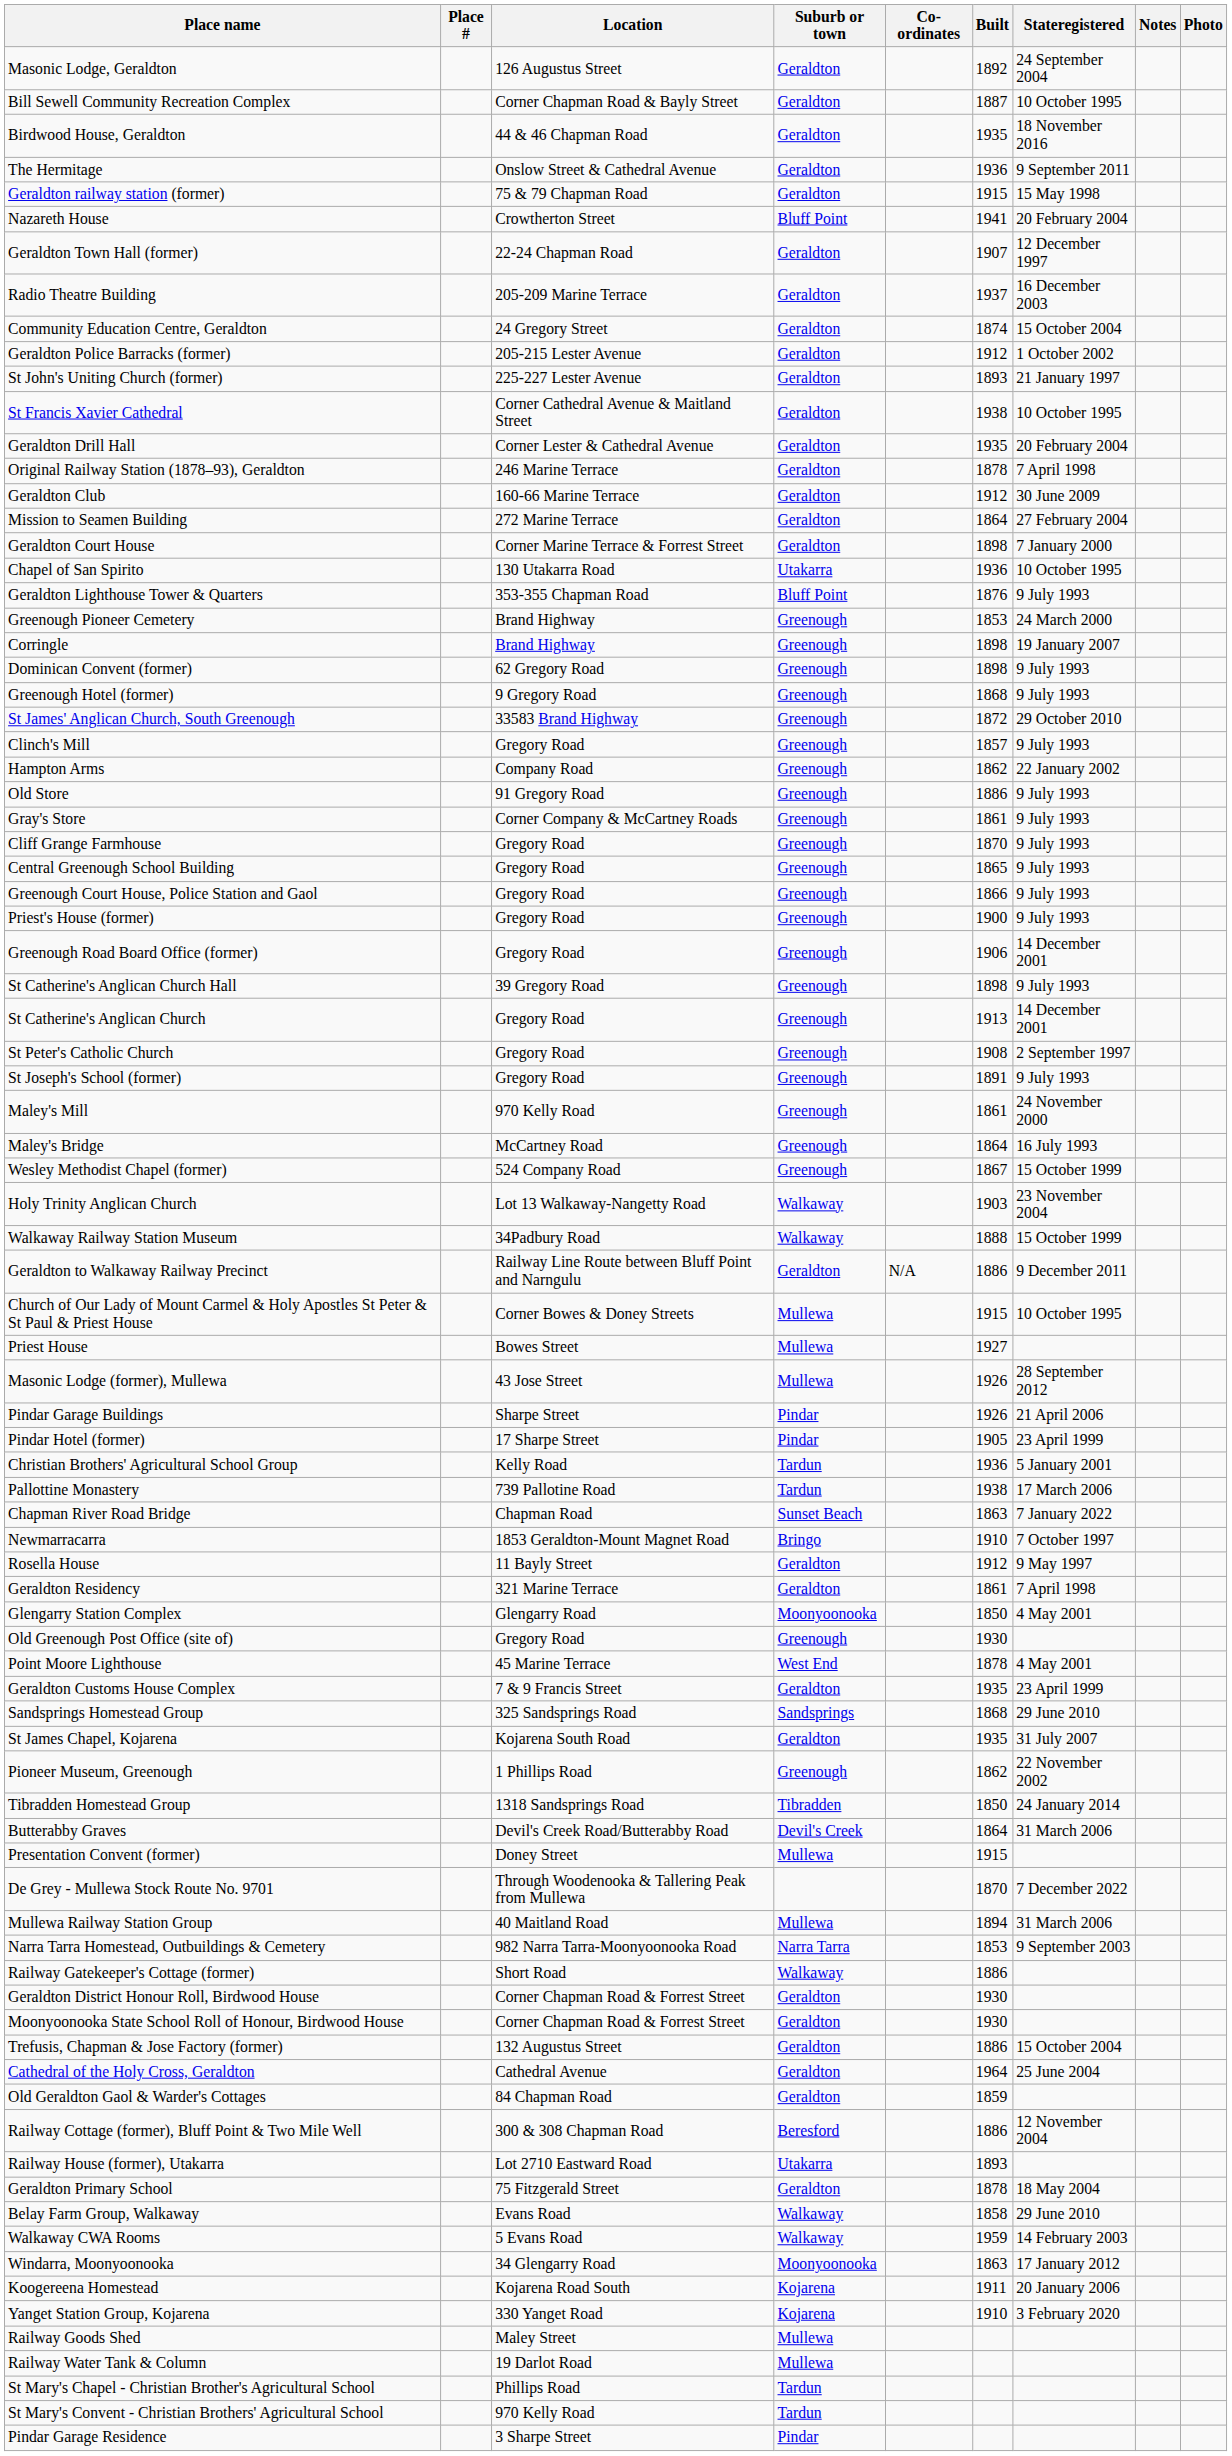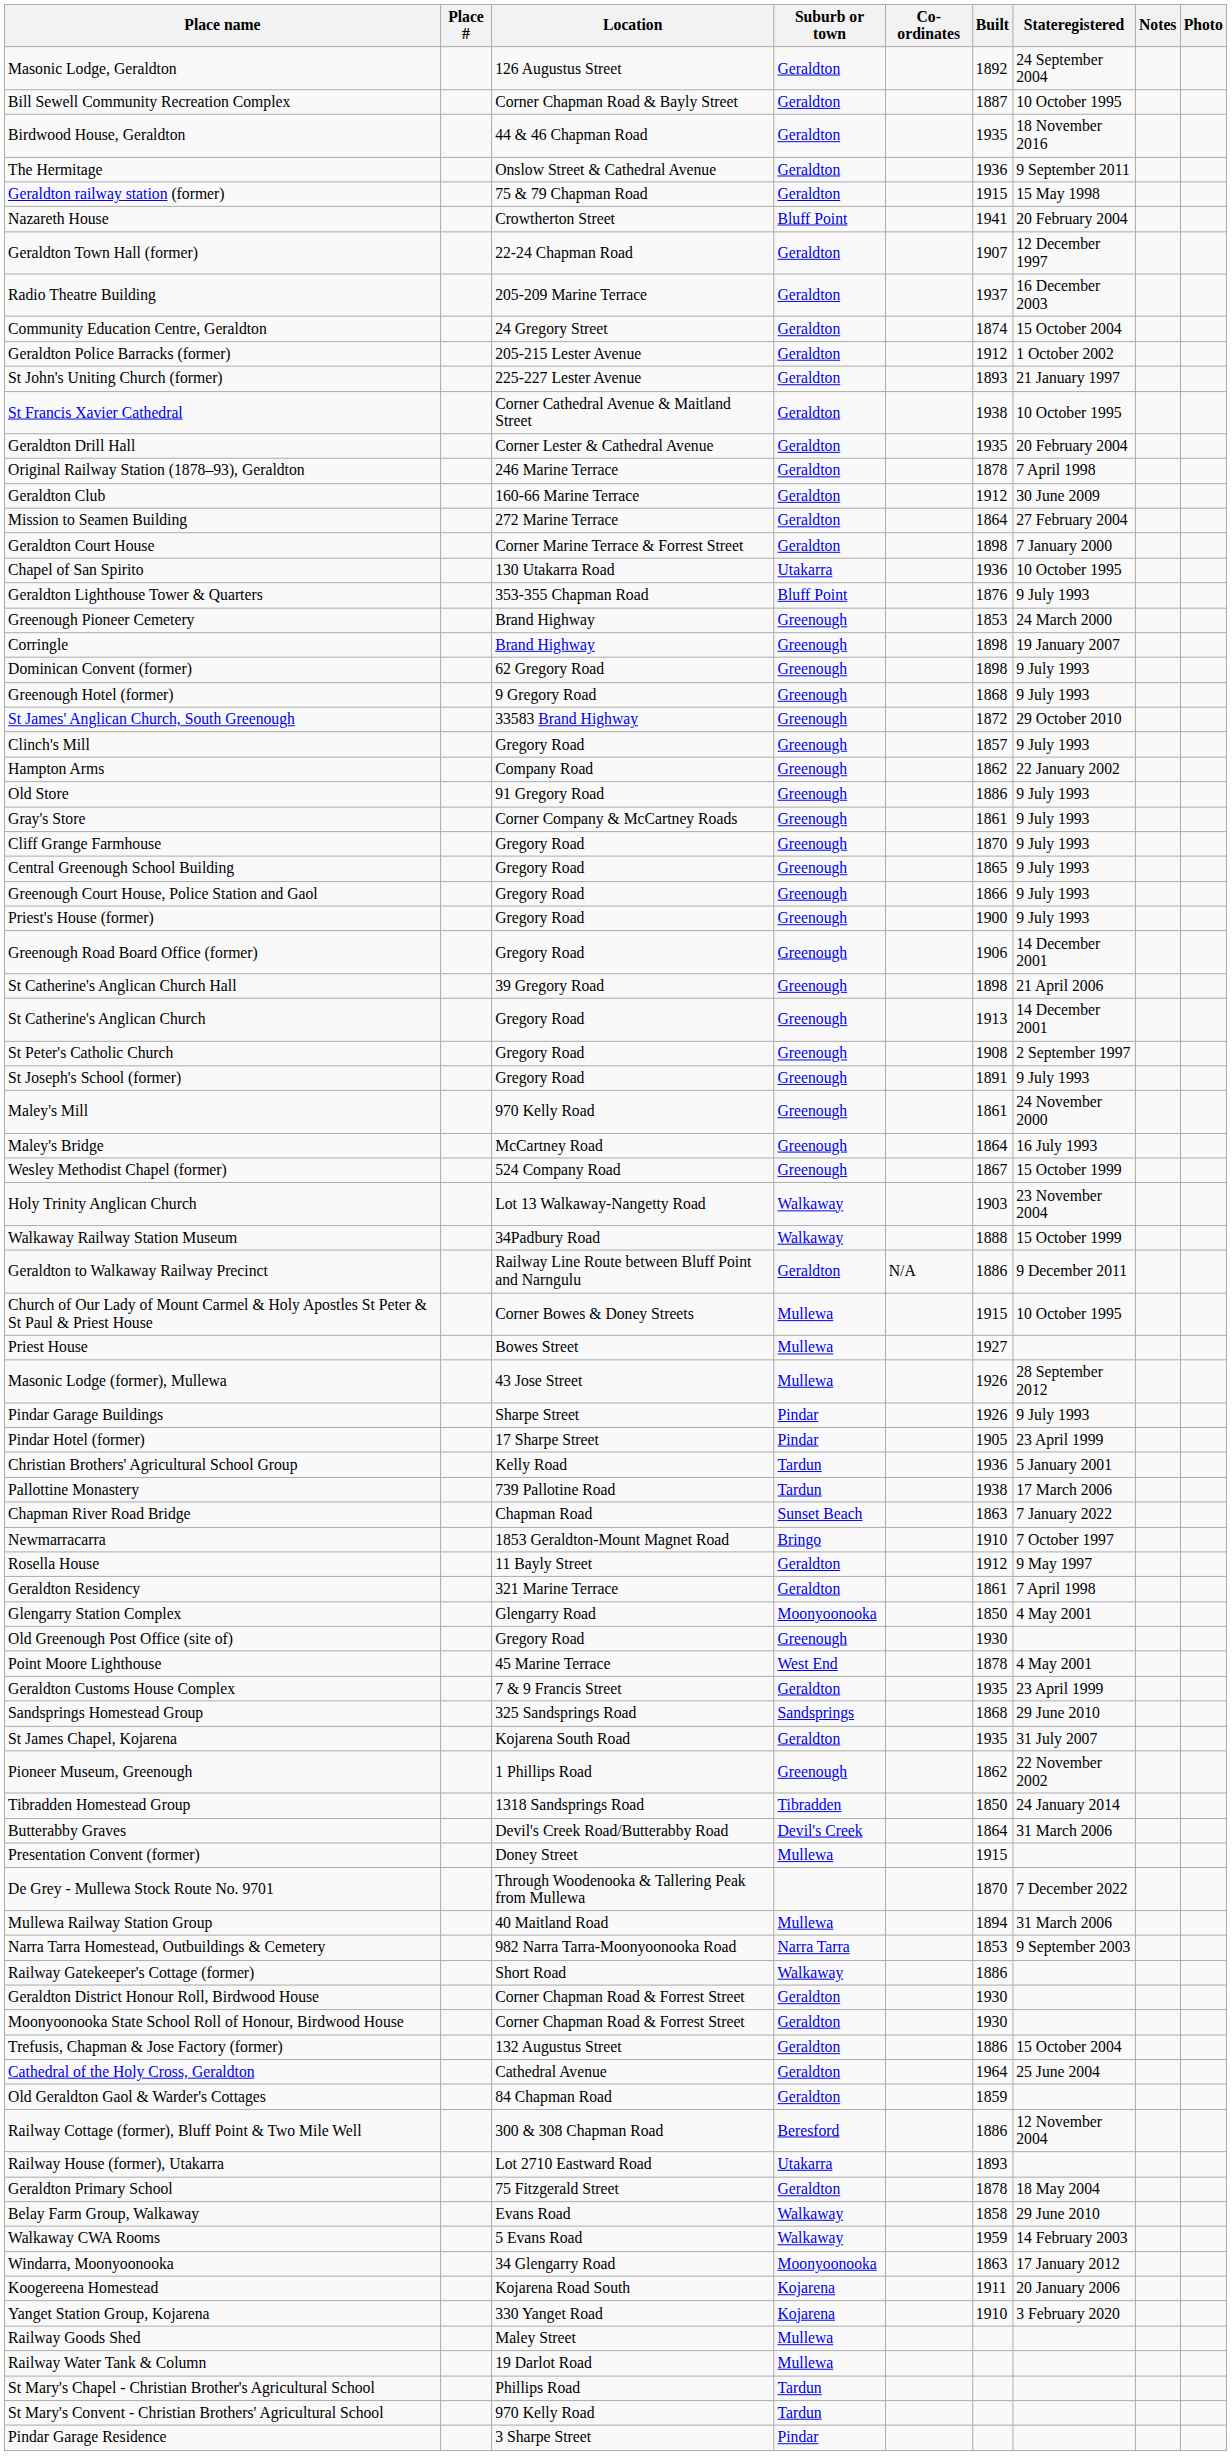(1053, 985) 9 July 1993 -> (1060, 985) 21 April 2006
(1060, 1415) 21 April 2006 -> (1053, 1415) 9 July 1993
